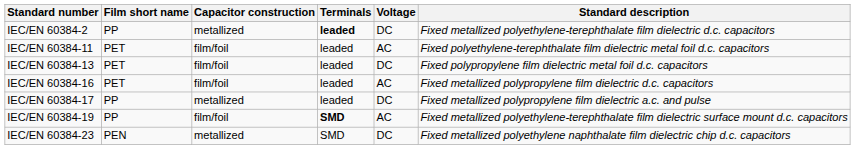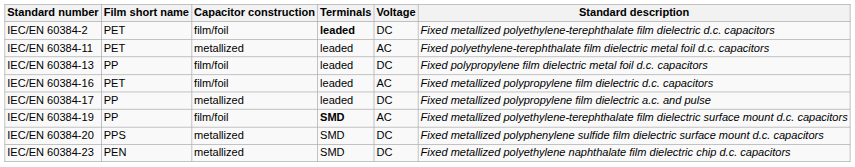(111, 30) PP -> (114, 30) PET
(219, 30) metallized -> (211, 30) film/foil
(211, 48) film/foil -> (219, 48) metallized
(114, 65) PET -> (111, 65) PP
+ row: (51, 135)
